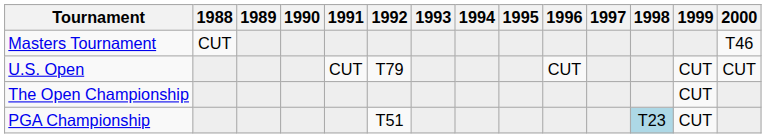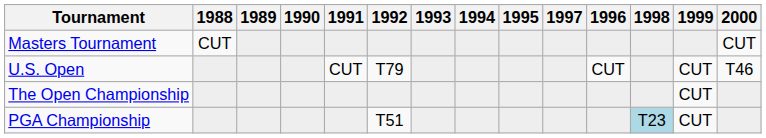columns swapped: (564, 18) <-> (608, 18)
(739, 43) T46 -> (739, 43) CUT
(739, 69) CUT -> (739, 69) T46
